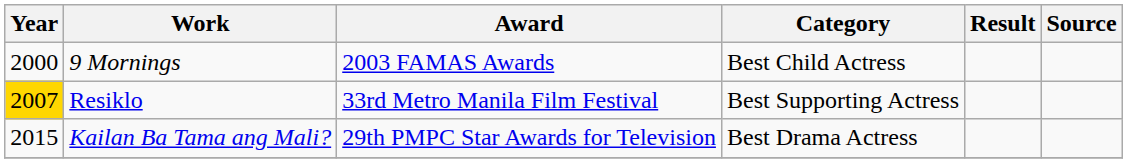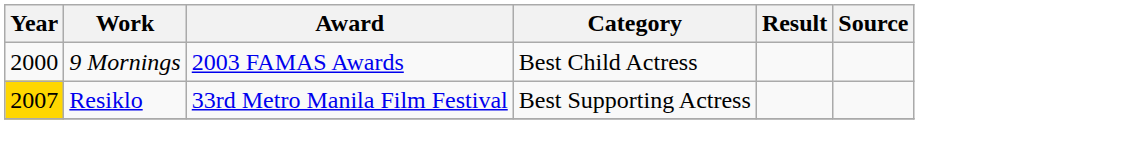- row: (200, 137)
